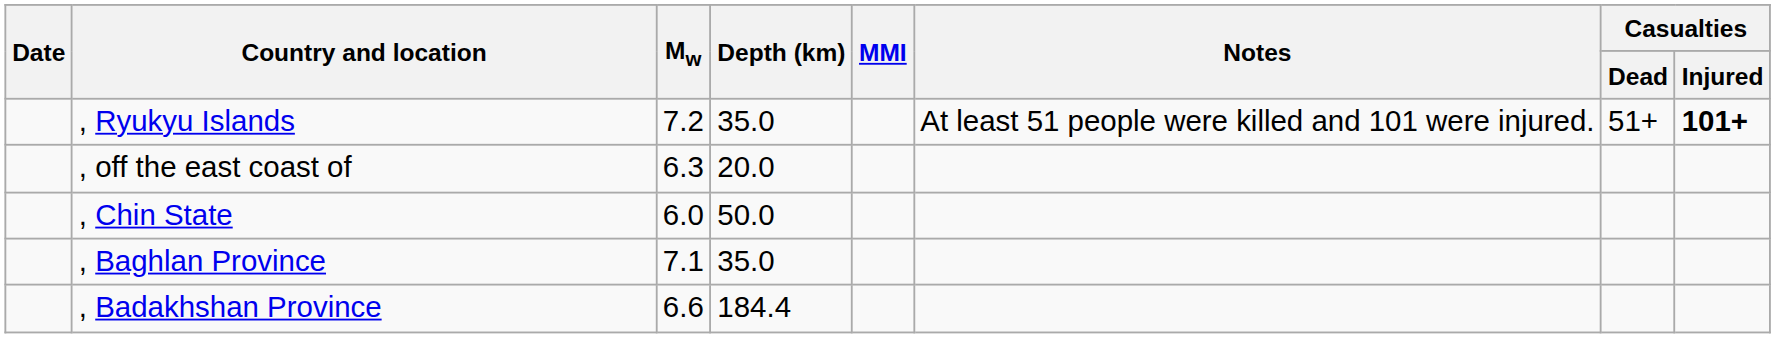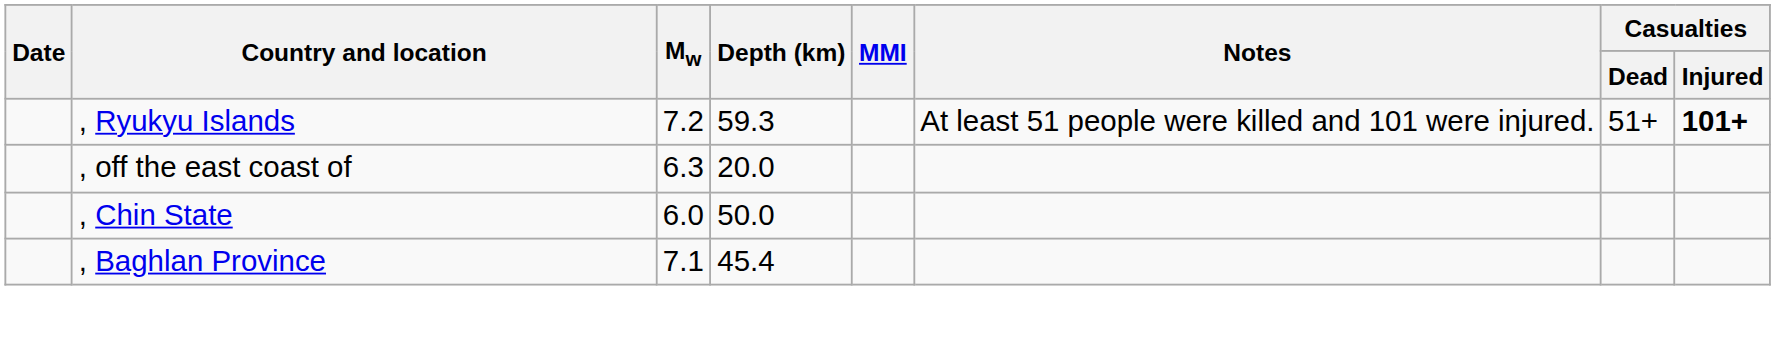(746, 121) 35.0 -> (746, 121) 59.3
(746, 261) 35.0 -> (746, 261) 45.4
- row: (230, 307)
